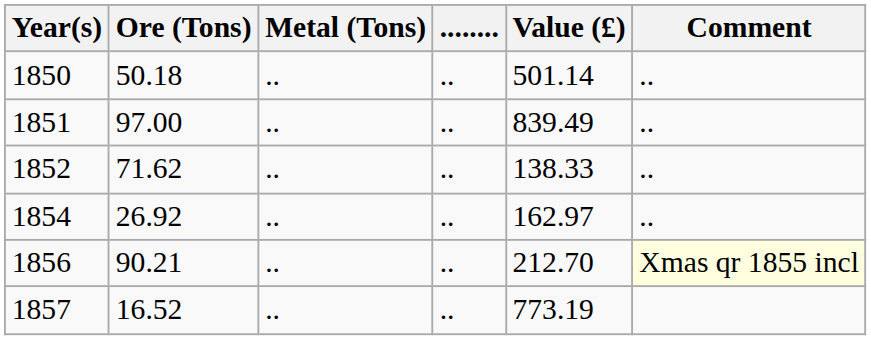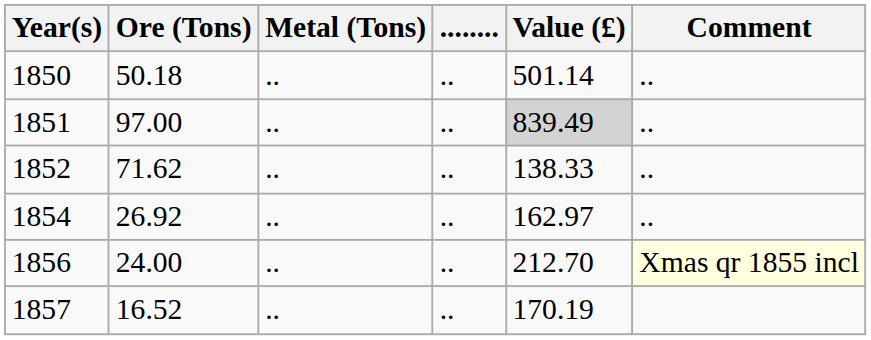(553, 121) no background -> (553, 121) lightgrey background
(149, 262) 90.21 -> (149, 262) 24.00
(553, 309) 773.19 -> (553, 309) 170.19
